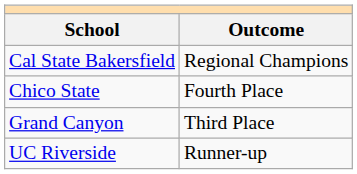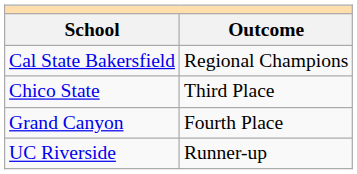(234, 91) Fourth Place -> (229, 91) Third Place
(229, 122) Third Place -> (234, 122) Fourth Place
